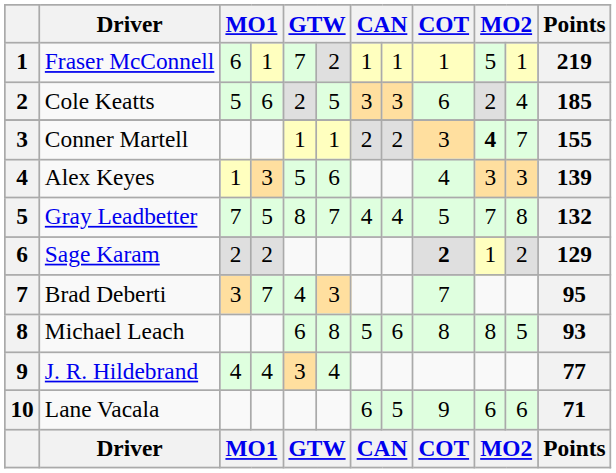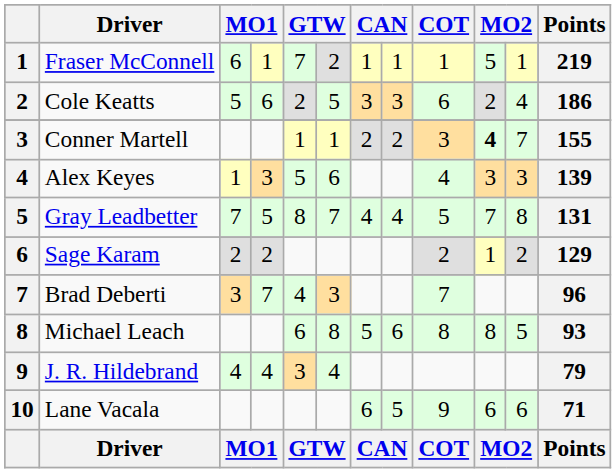(574, 100) 185 -> (574, 100) 186
(574, 216) 132 -> (574, 216) 131
(444, 254) bold -> (444, 254) normal
(574, 293) 95 -> (574, 293) 96
(574, 370) 77 -> (574, 370) 79
